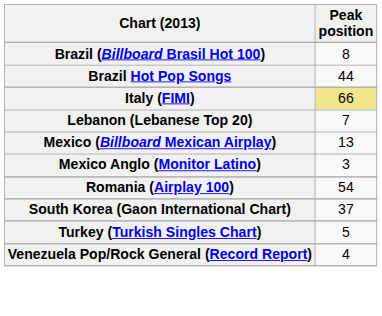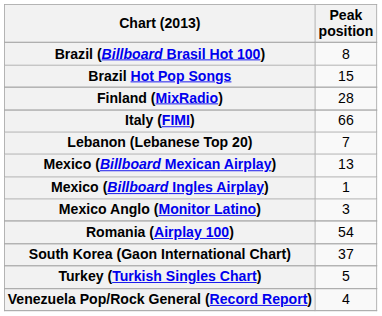(346, 76) 44 -> (346, 76) 15
+ row: (160, 98)
(346, 98) khaki background -> (346, 120) no background
+ row: (160, 187)
